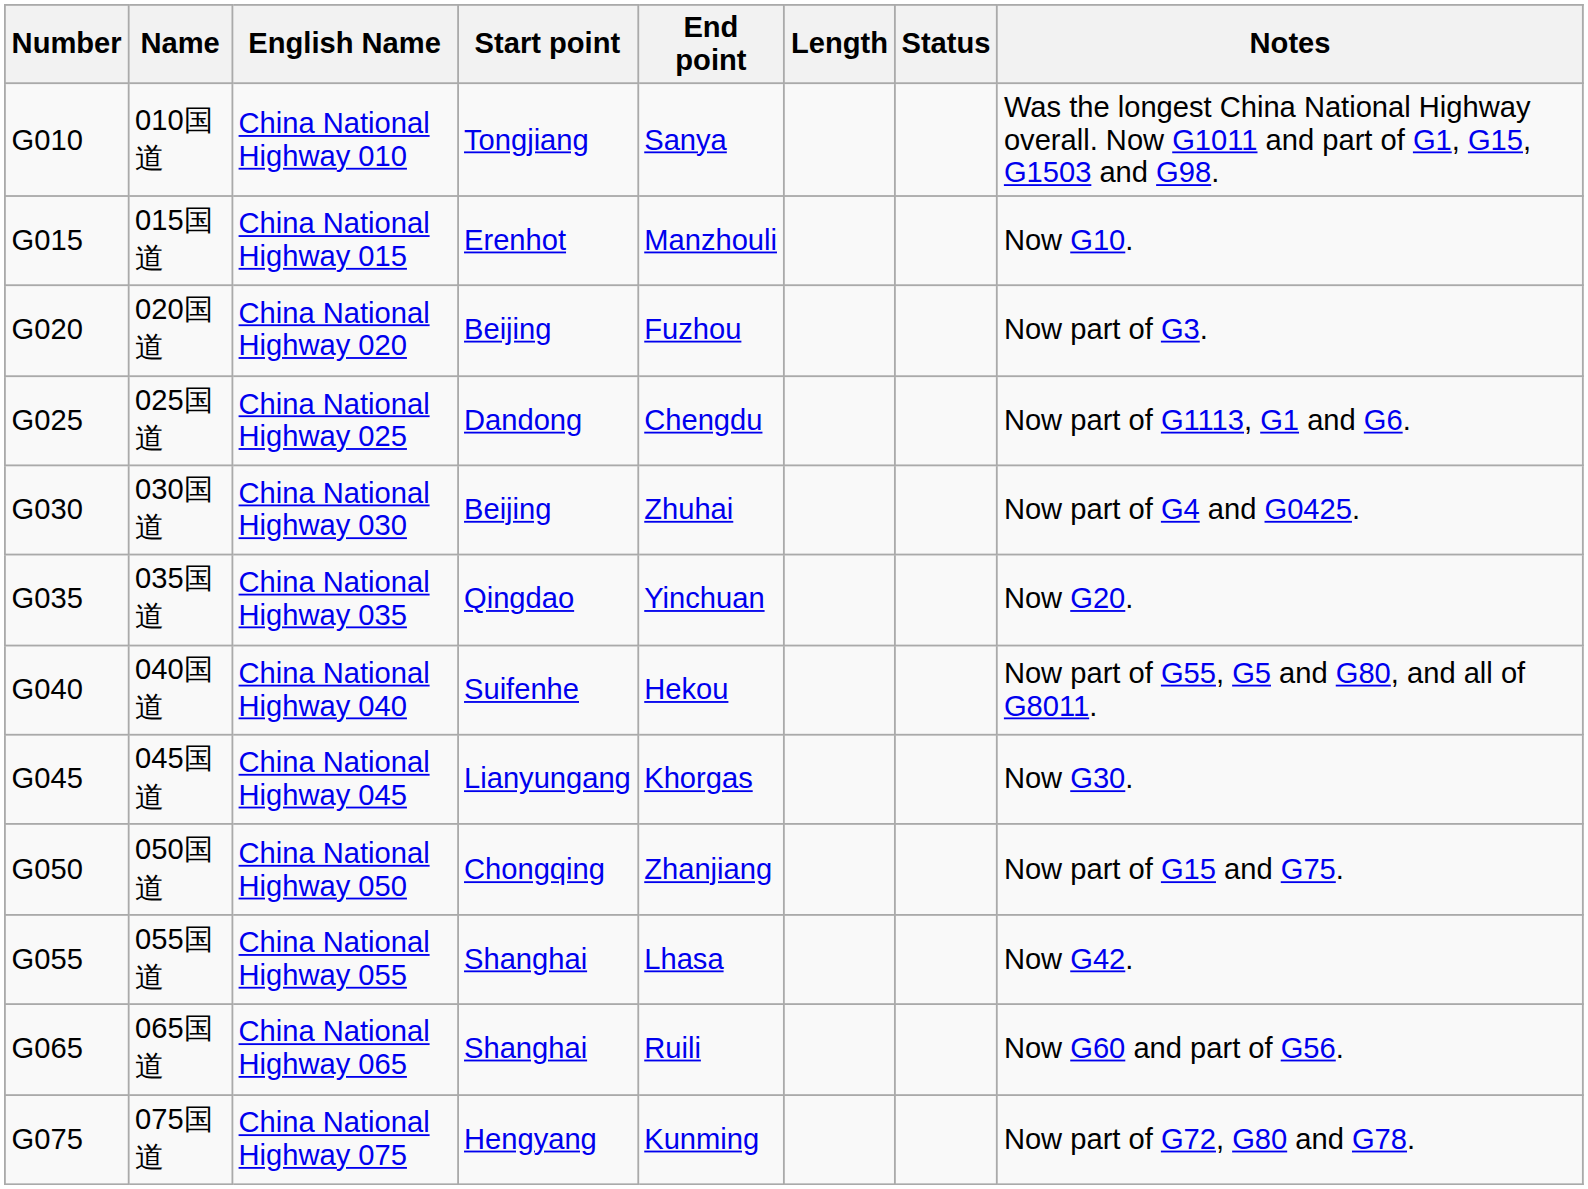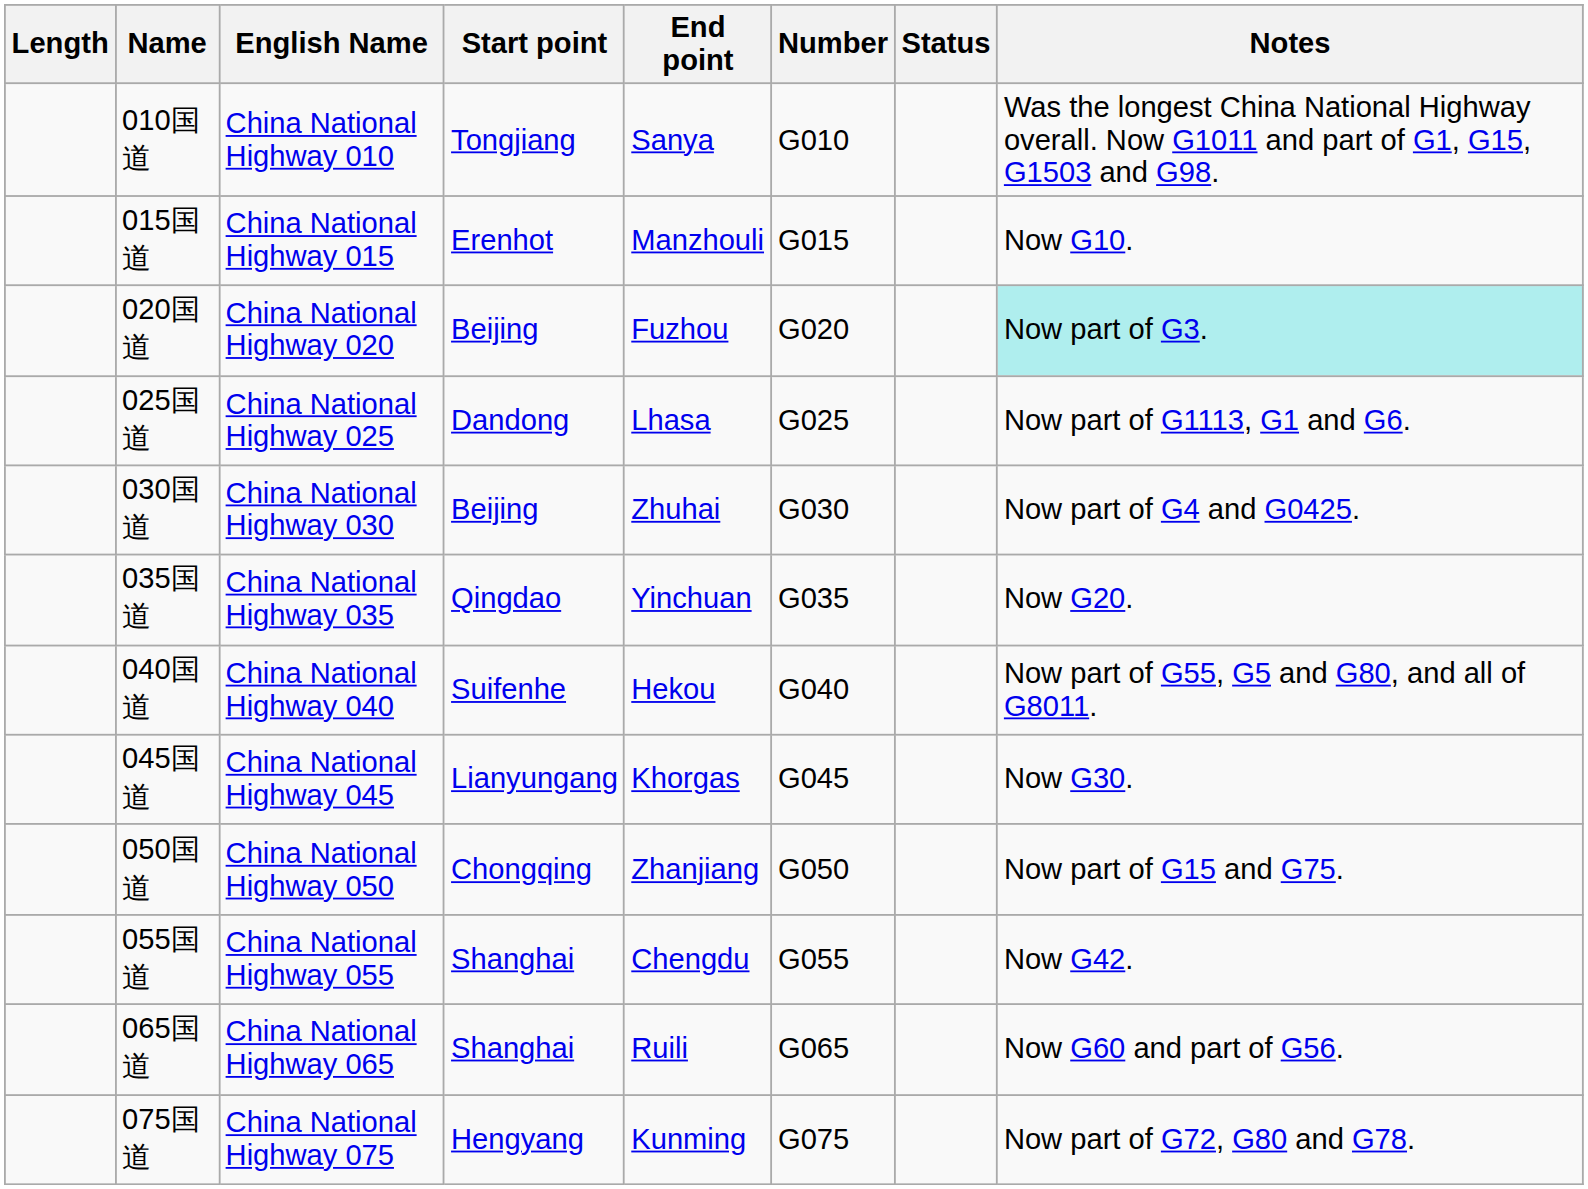columns swapped: (67, 43) <-> (840, 43)
(1106, 329) no background -> (1106, 329) paleturquoise background
(703, 419) Chengdu -> (671, 419) Lhasa
(684, 958) Lhasa -> (690, 958) Chengdu
